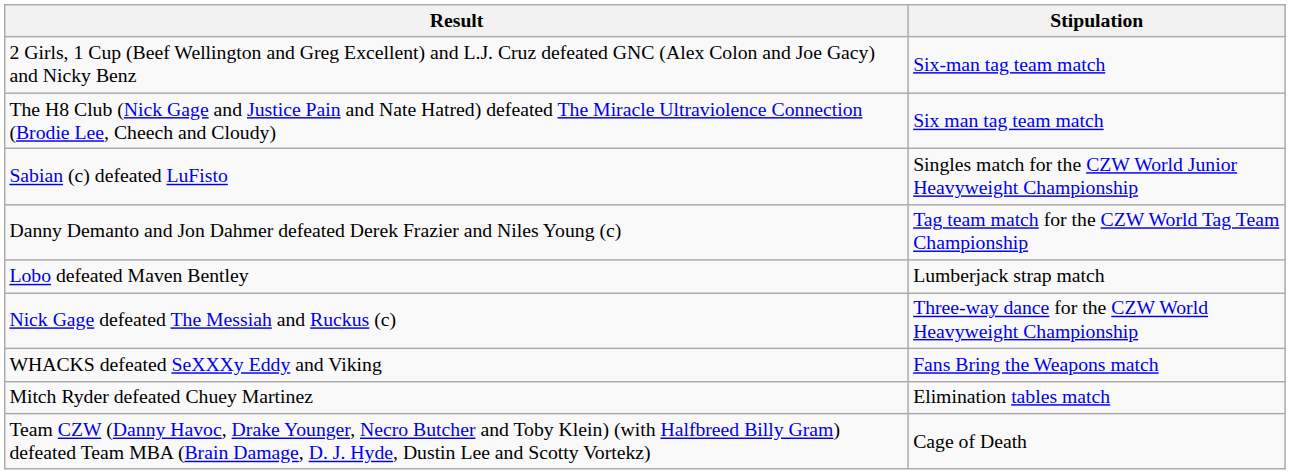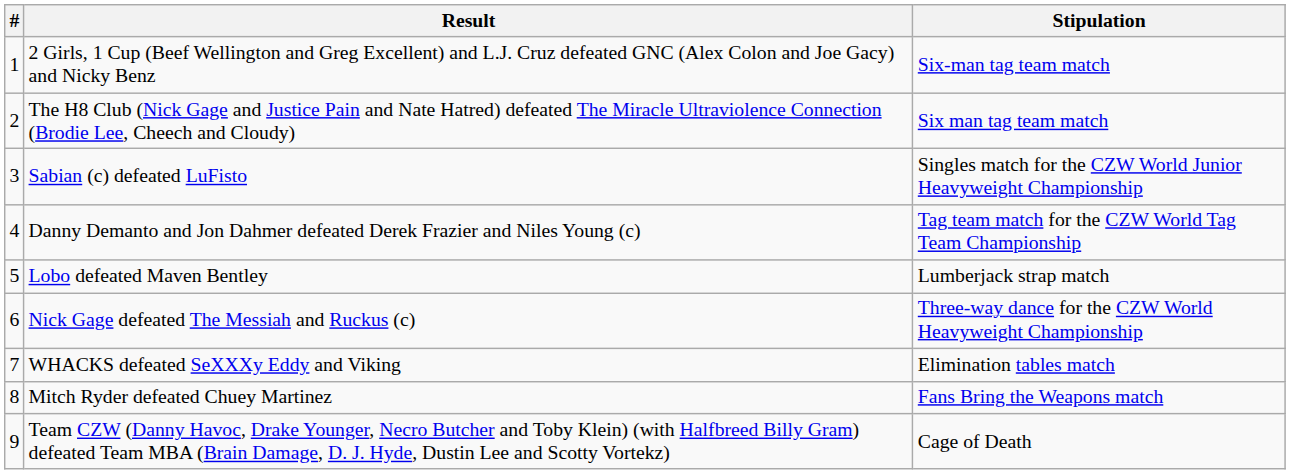+ column: (14, 20)
(1036, 364) Fans Bring the Weapons match -> (1016, 364) Elimination tables match
(1012, 396) Elimination tables match -> (1041, 396) Fans Bring the Weapons match
